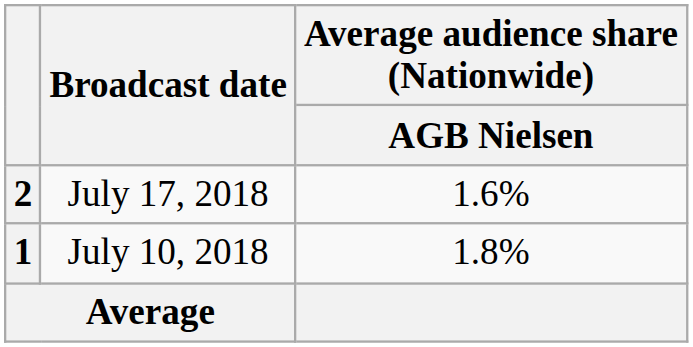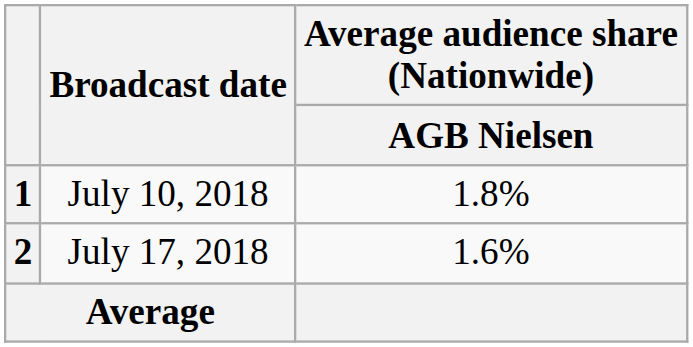rows swapped: (23, 252) <-> (23, 193)
